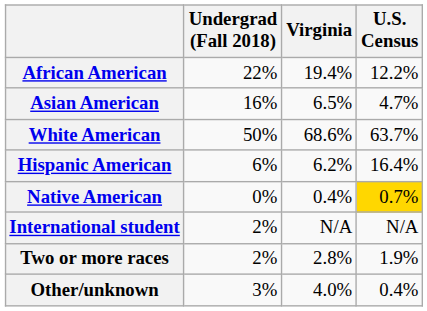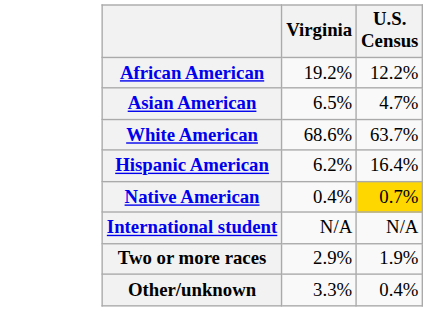- column: (233, 30)
(328, 72) 19.4% -> (328, 72) 19.2%
(333, 258) 2.8% -> (333, 258) 2.9%
(333, 289) 4.0% -> (333, 289) 3.3%
